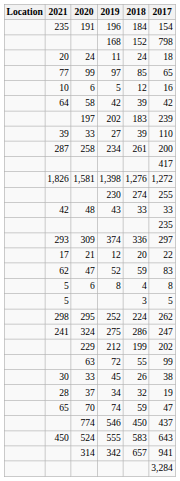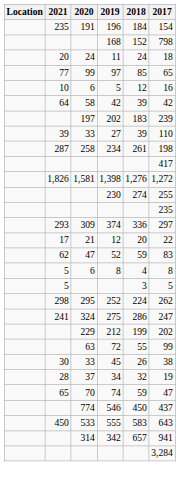(166, 149) 200 -> (166, 149) 198
- row: (64, 210)
(88, 438) 524 -> (88, 423) 533
